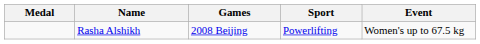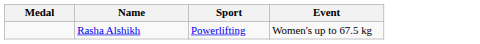- column: (234, 13)
